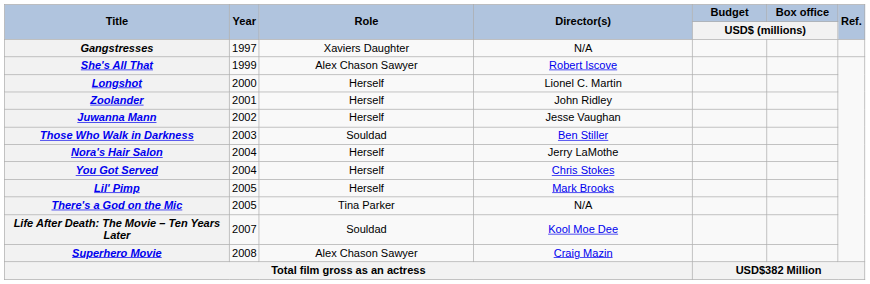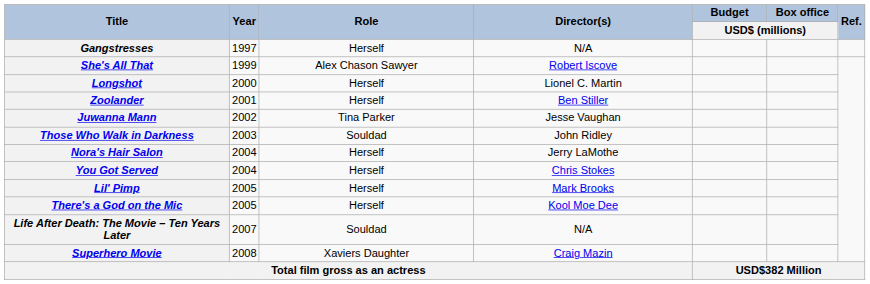(366, 48) Xaviers Daughter -> (366, 48) Herself
(583, 100) John Ridley -> (583, 100) Ben Stiller
(366, 118) Herself -> (366, 118) Tina Parker
(583, 135) Ben Stiller -> (583, 135) John Ridley
(366, 205) Tina Parker -> (366, 205) Herself
(583, 205) N/A -> (583, 205) Kool Moe Dee
(583, 229) Kool Moe Dee -> (583, 229) N/A
(366, 253) Alex Chason Sawyer -> (366, 253) Xaviers Daughter
